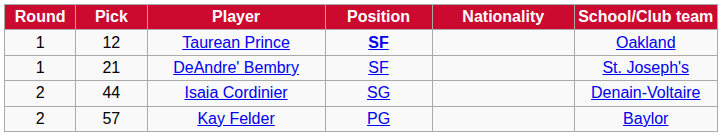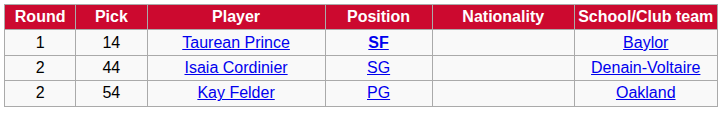(111, 42) 12 -> (111, 42) 14
(646, 42) Oakland -> (646, 42) Baylor
- row: (236, 67)
(111, 118) 57 -> (111, 93) 54
(646, 118) Baylor -> (646, 93) Oakland
